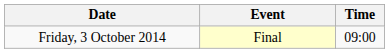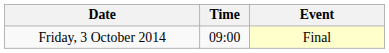columns swapped: (360, 15) <-> (268, 15)
